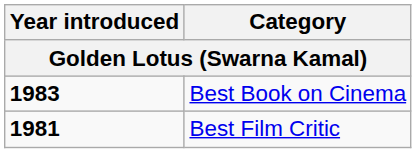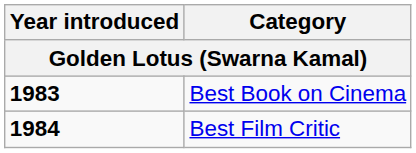(35, 128) 1981 -> (35, 128) 1984
